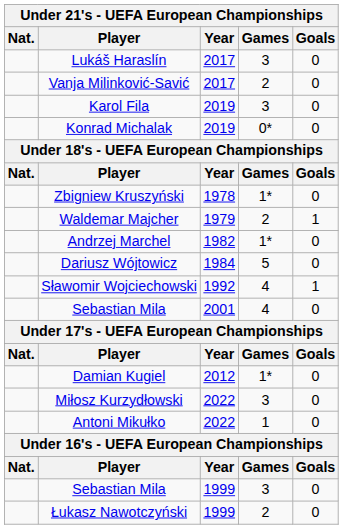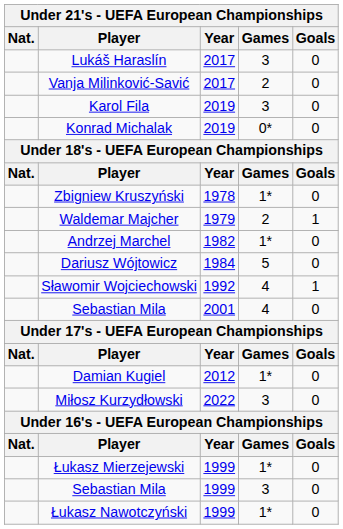- row: (119, 422)
+ row: (119, 467)
(265, 512) 2 -> (265, 512) 1*
